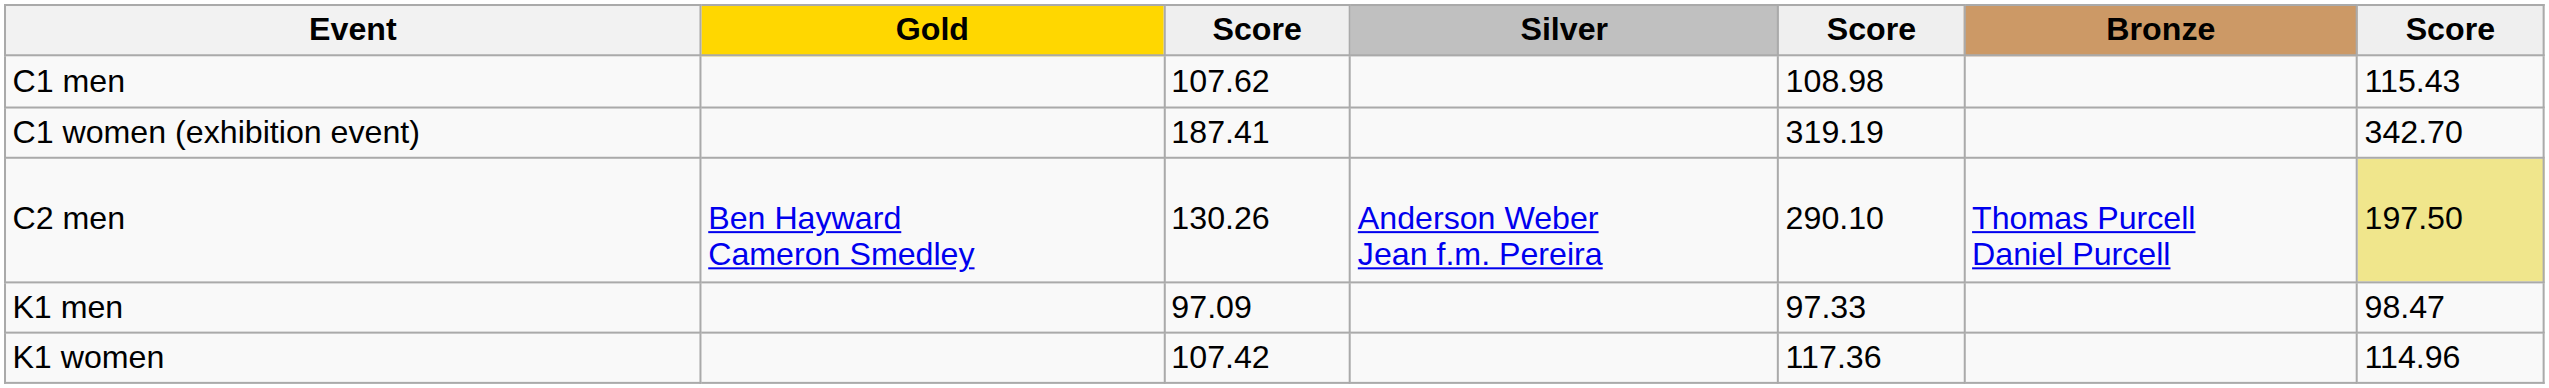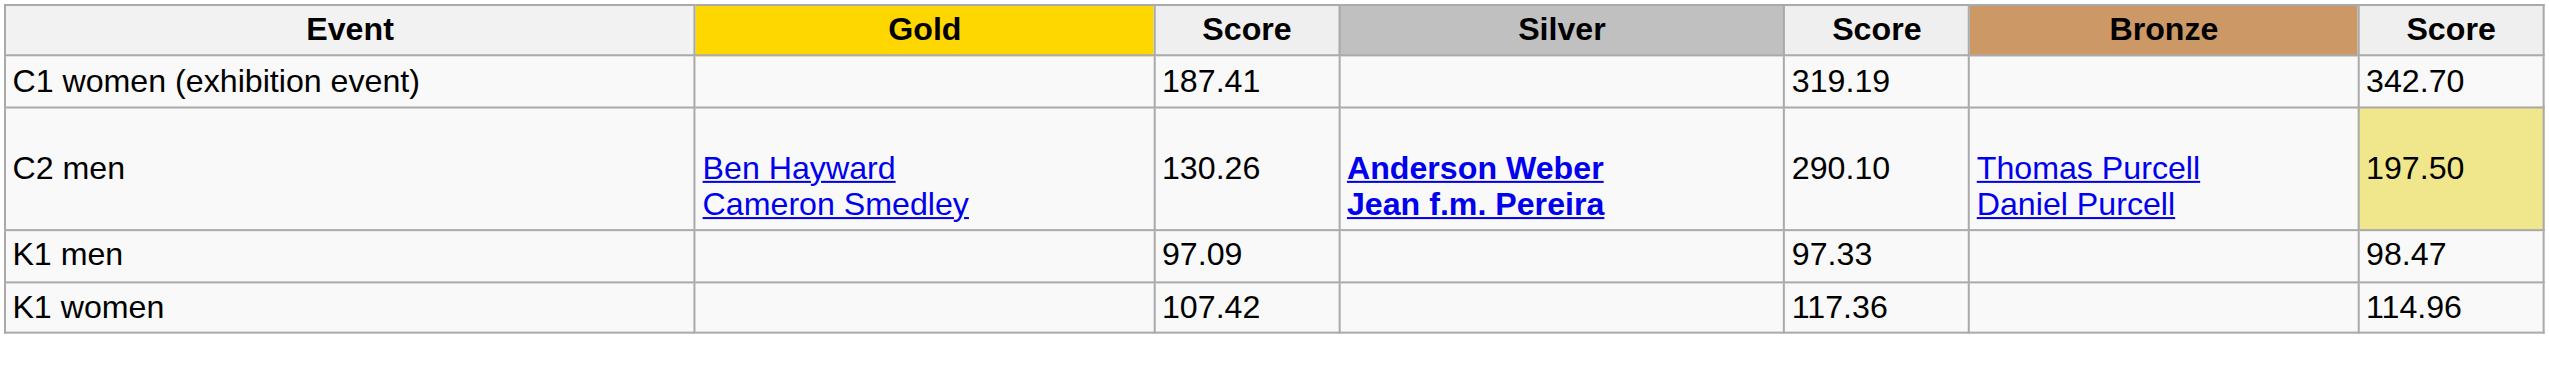- row: (69, 81)
(1480, 237) normal -> (1476, 186) bold
